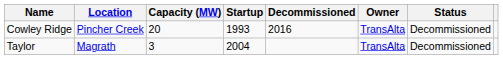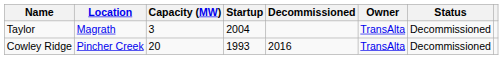rows swapped: (39, 29) <-> (21, 46)
